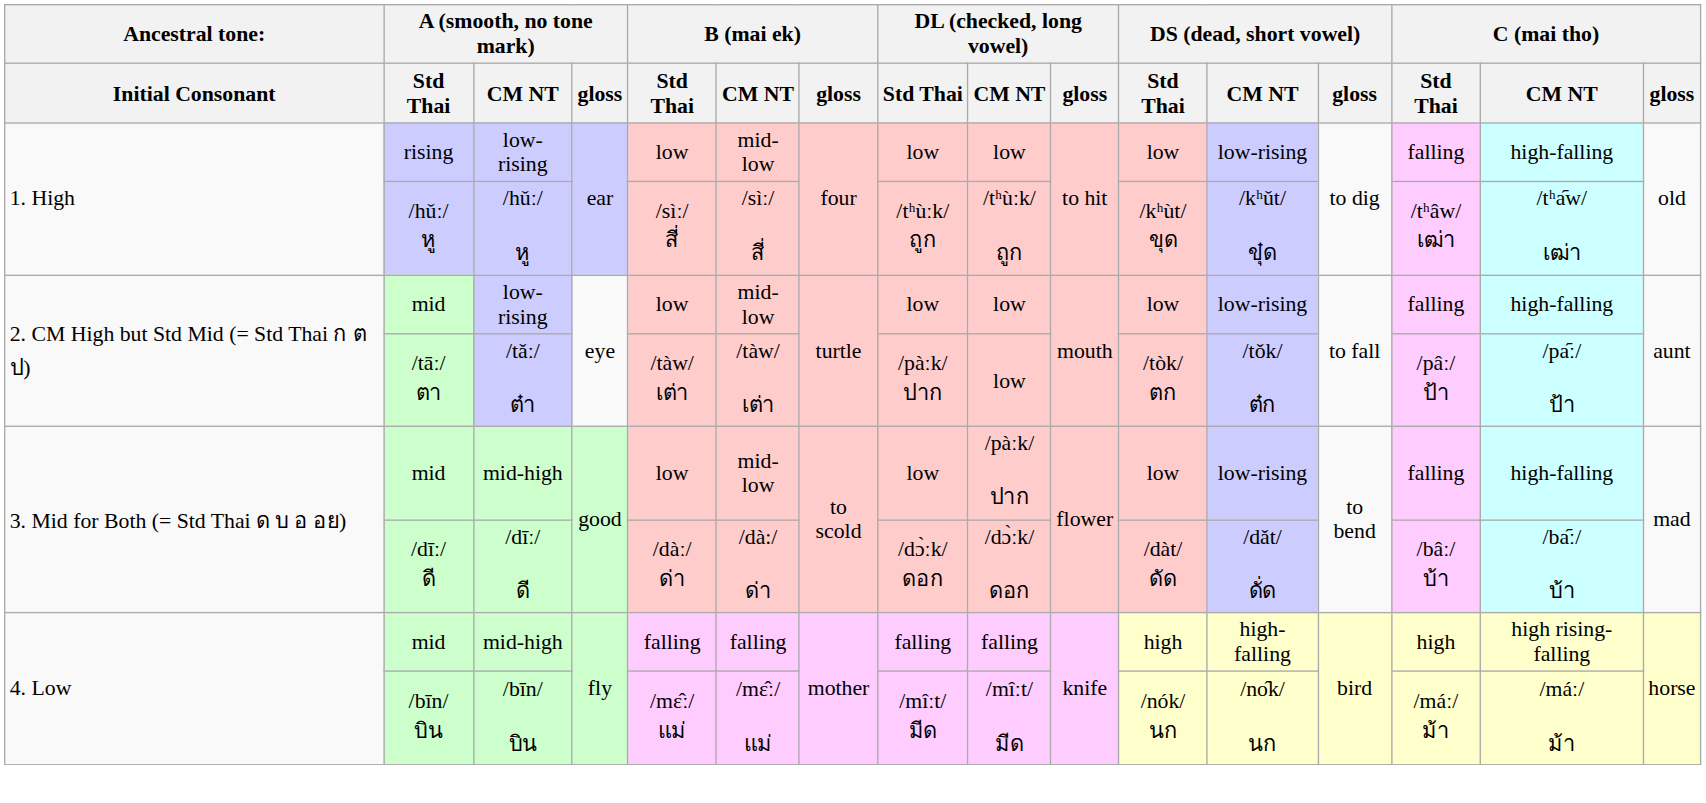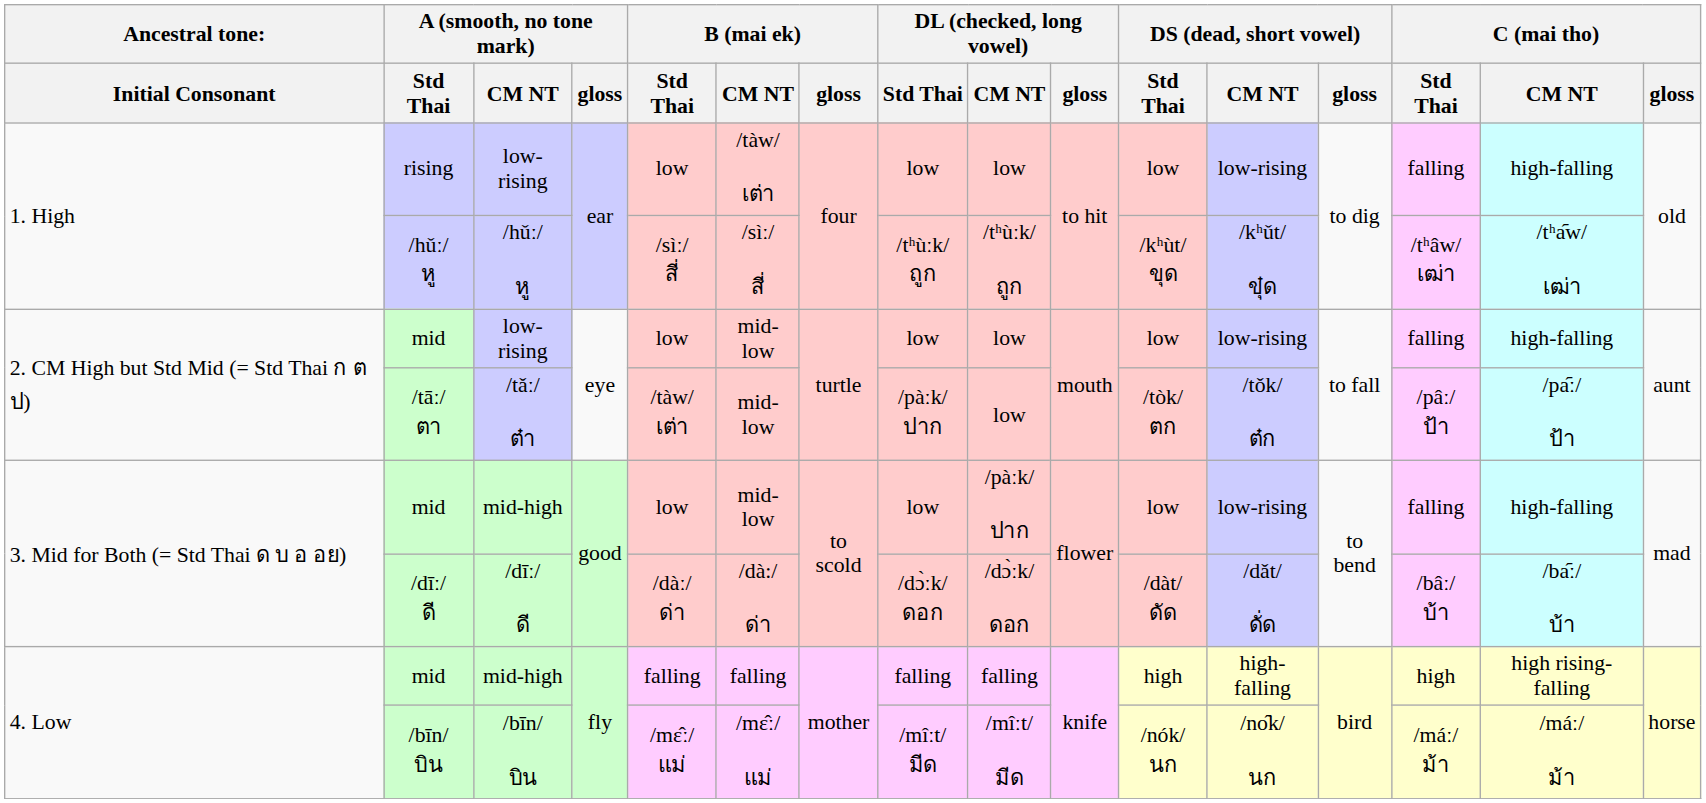(758, 151) mid-low -> (758, 166) /tàw/ เต่า
(758, 377) /tàw/ เต่า -> (758, 413) mid-low
